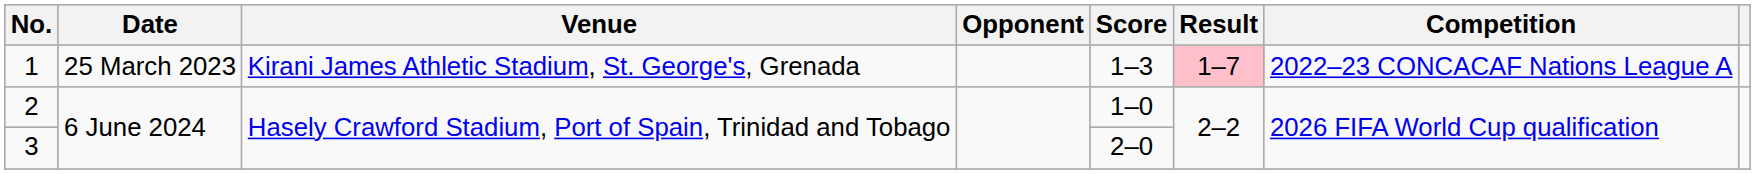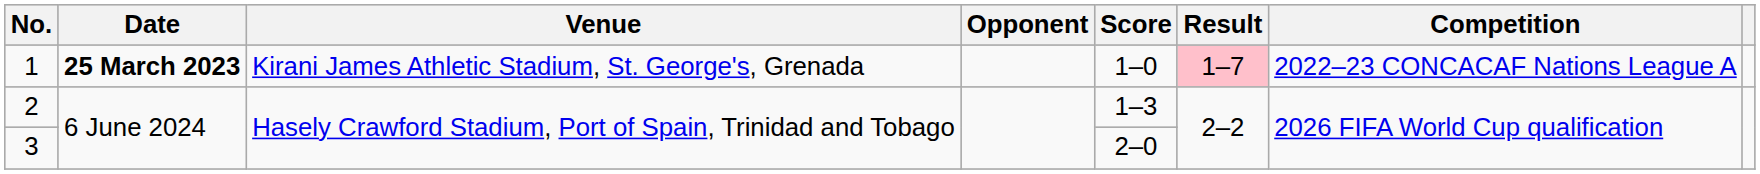(150, 65) normal -> (152, 65) bold
(1132, 65) 1–3 -> (1136, 65) 1–0
(1132, 106) 1–0 -> (1136, 106) 1–3
